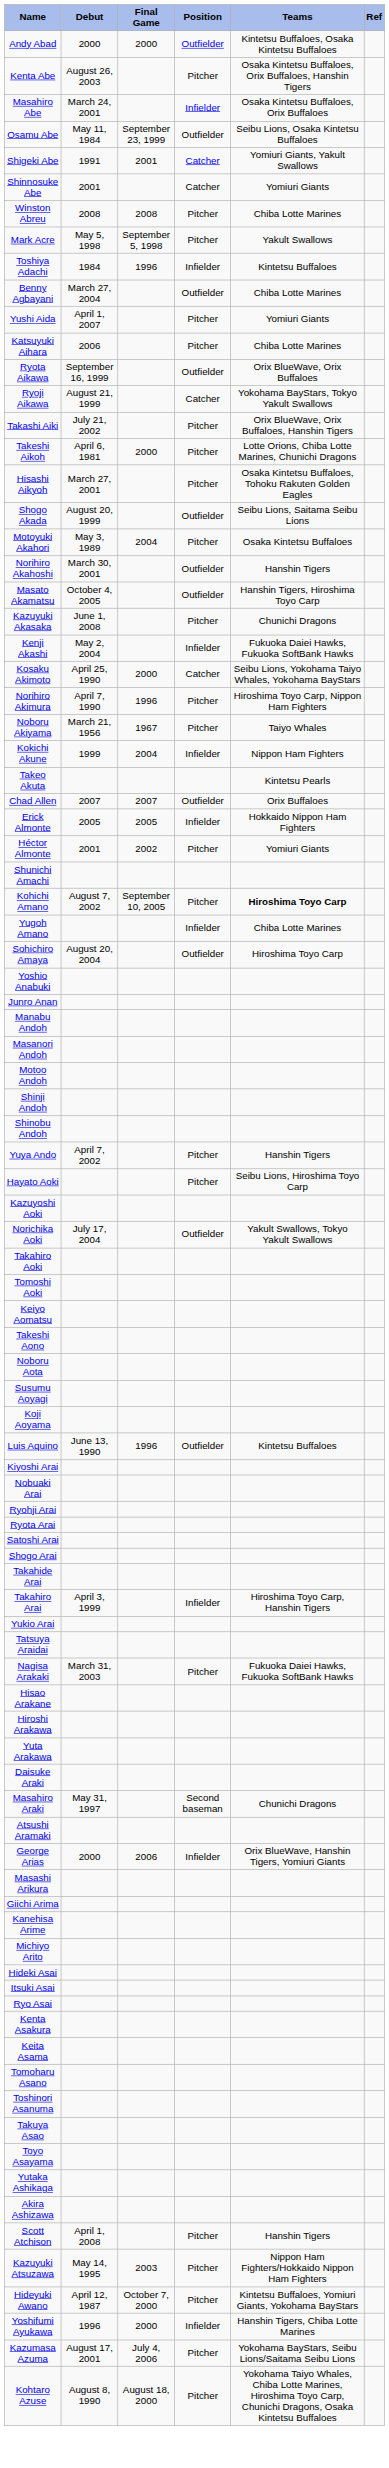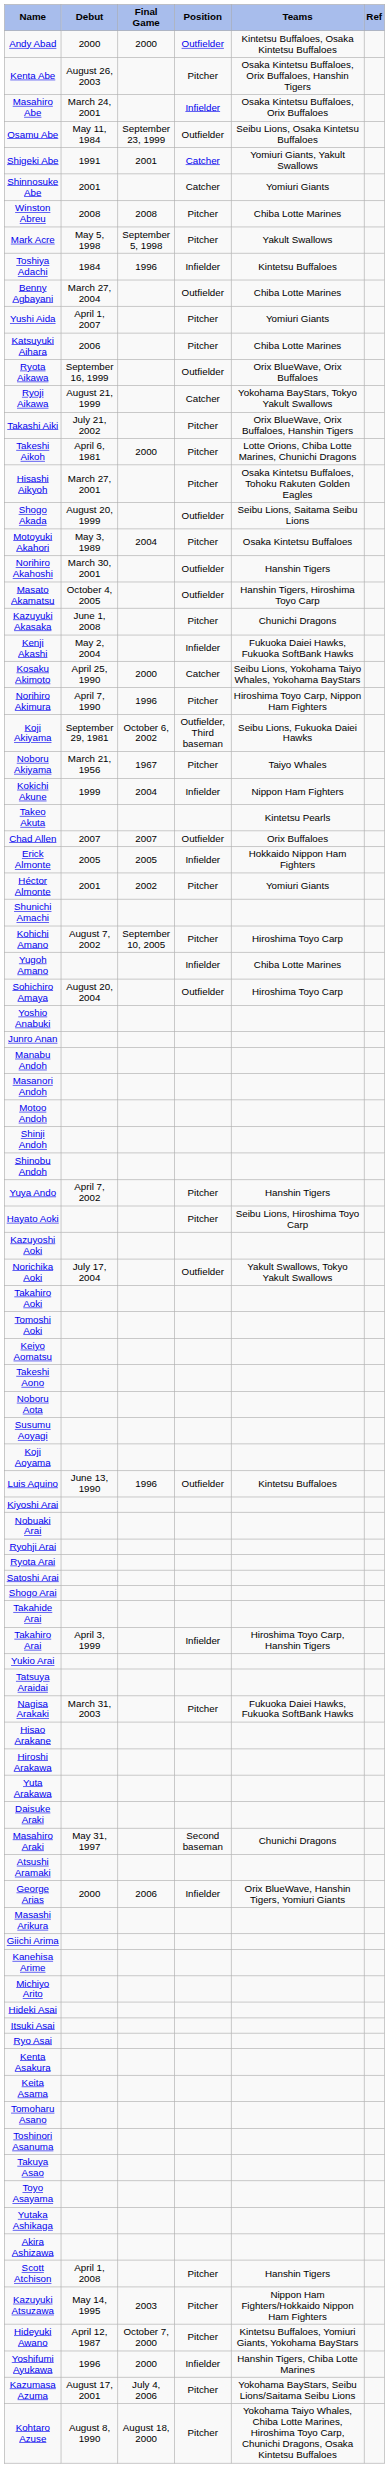+ row: (33, 733)
(297, 901) bold -> (298, 939) normal
